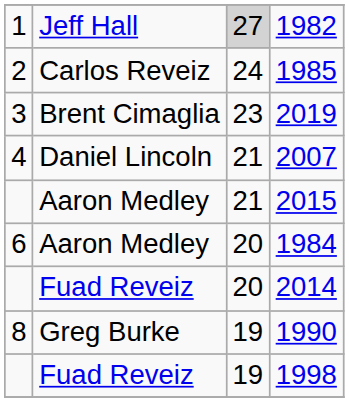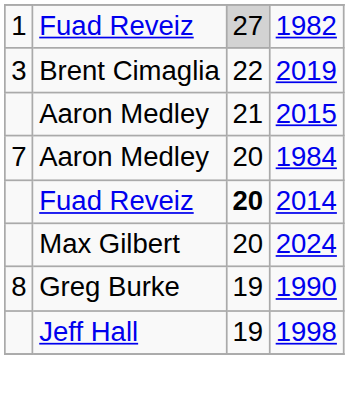(89, 26) Jeff Hall -> (116, 26) Fuad Reveiz
- row: (306, 69)
(248, 113) 23 -> (248, 69) 22
- row: (306, 157)
(19, 244) 6 -> (19, 157) 7
(248, 288) normal -> (248, 200) bold
+ row: (306, 244)
(116, 375) Fuad Reveiz -> (89, 331) Jeff Hall
